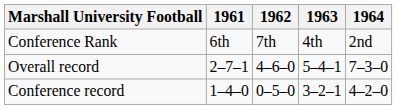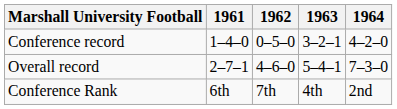rows swapped: (66, 91) <-> (63, 41)
